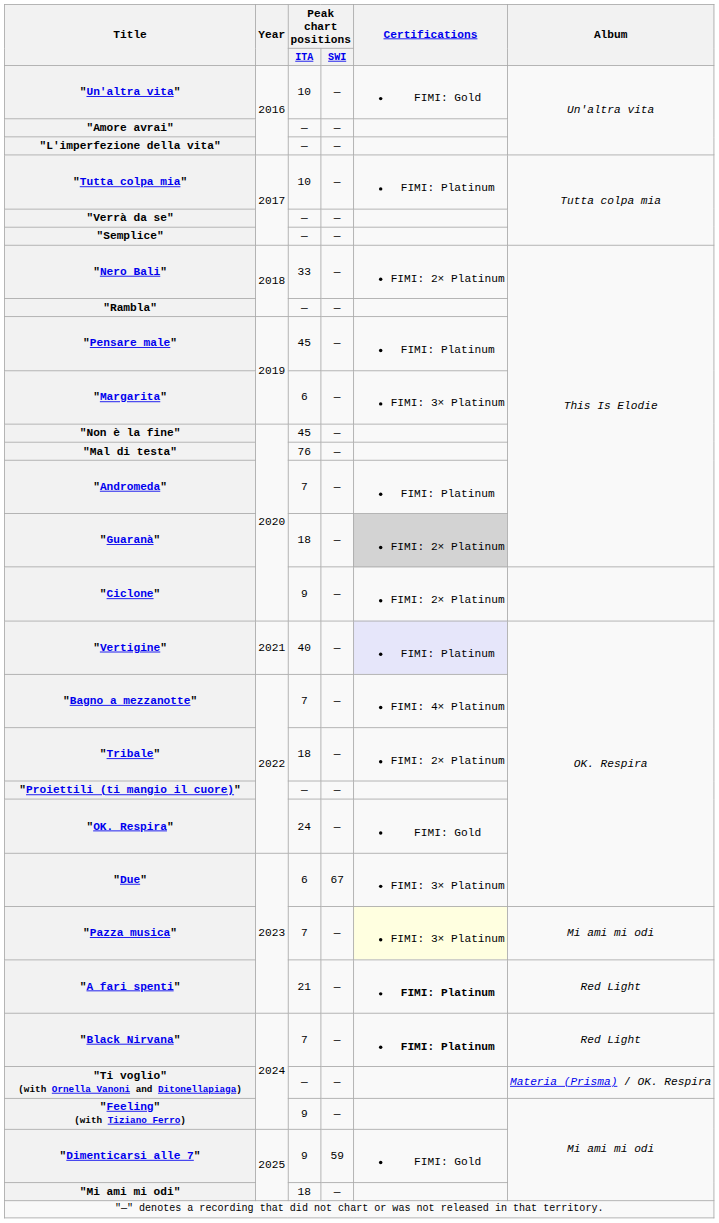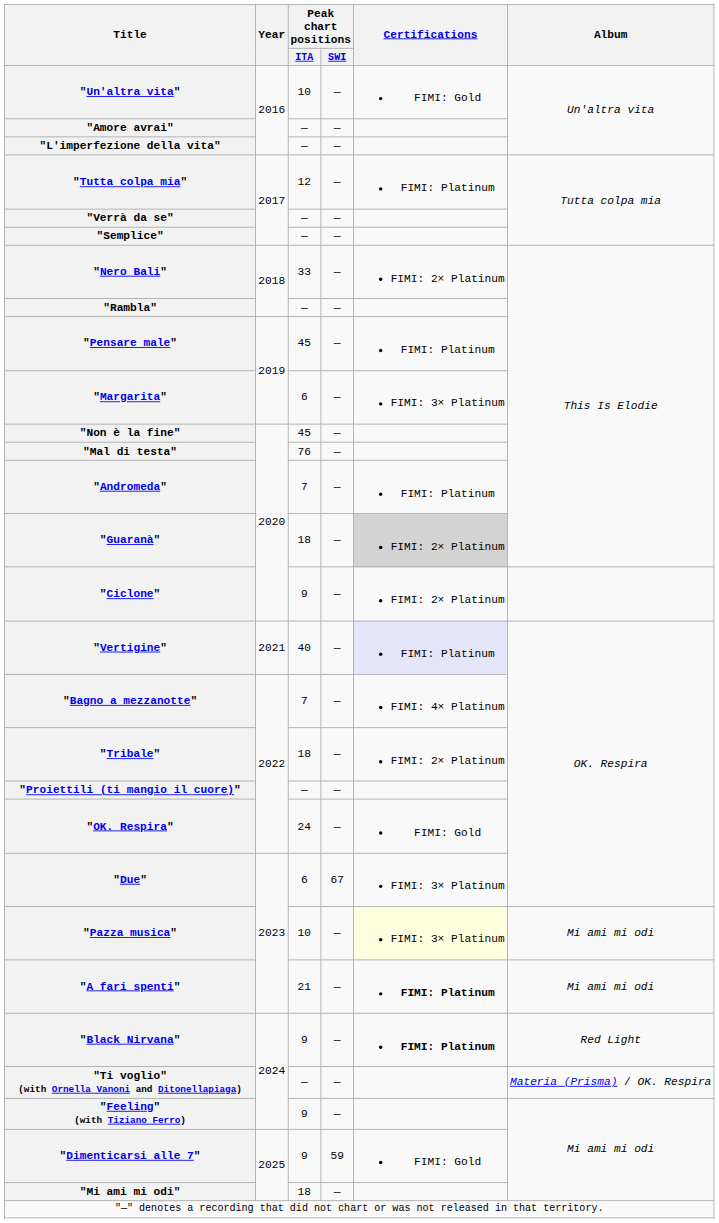(304, 182) 10 -> (304, 182) 12
(304, 933) 7 -> (304, 933) 10
(611, 987) Red Light -> (611, 987) Mi ami mi odi
(304, 1040) 7 -> (304, 1040) 9
